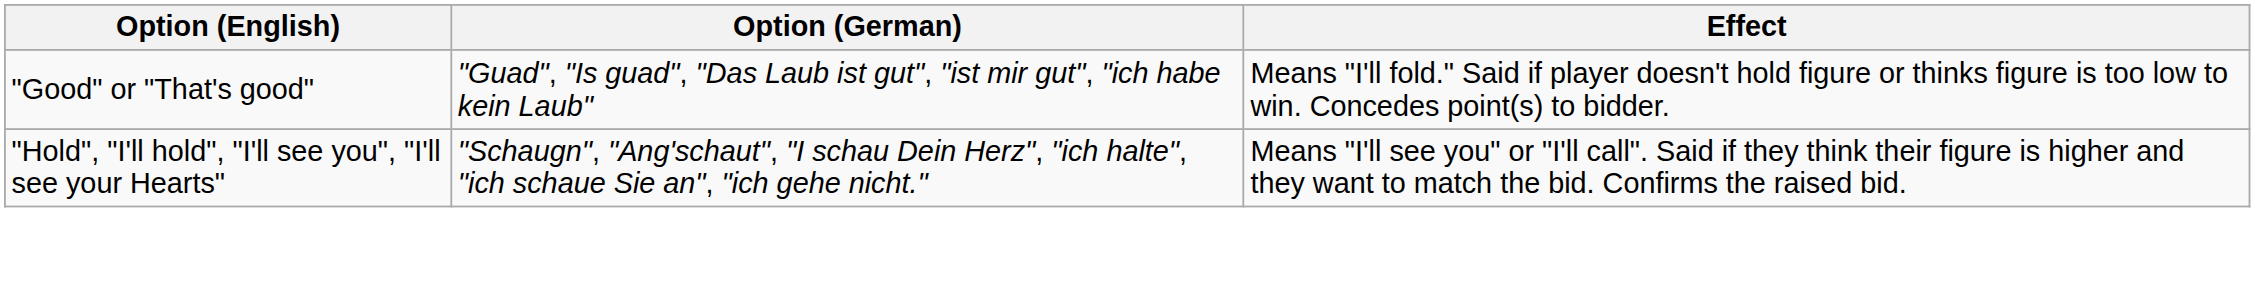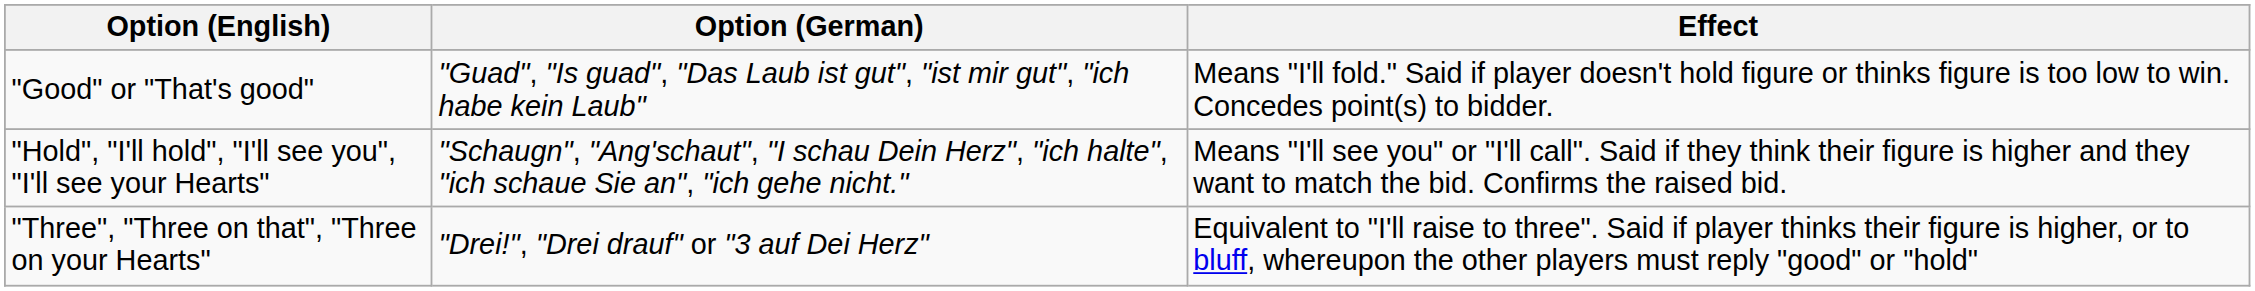+ row: (214, 245)
